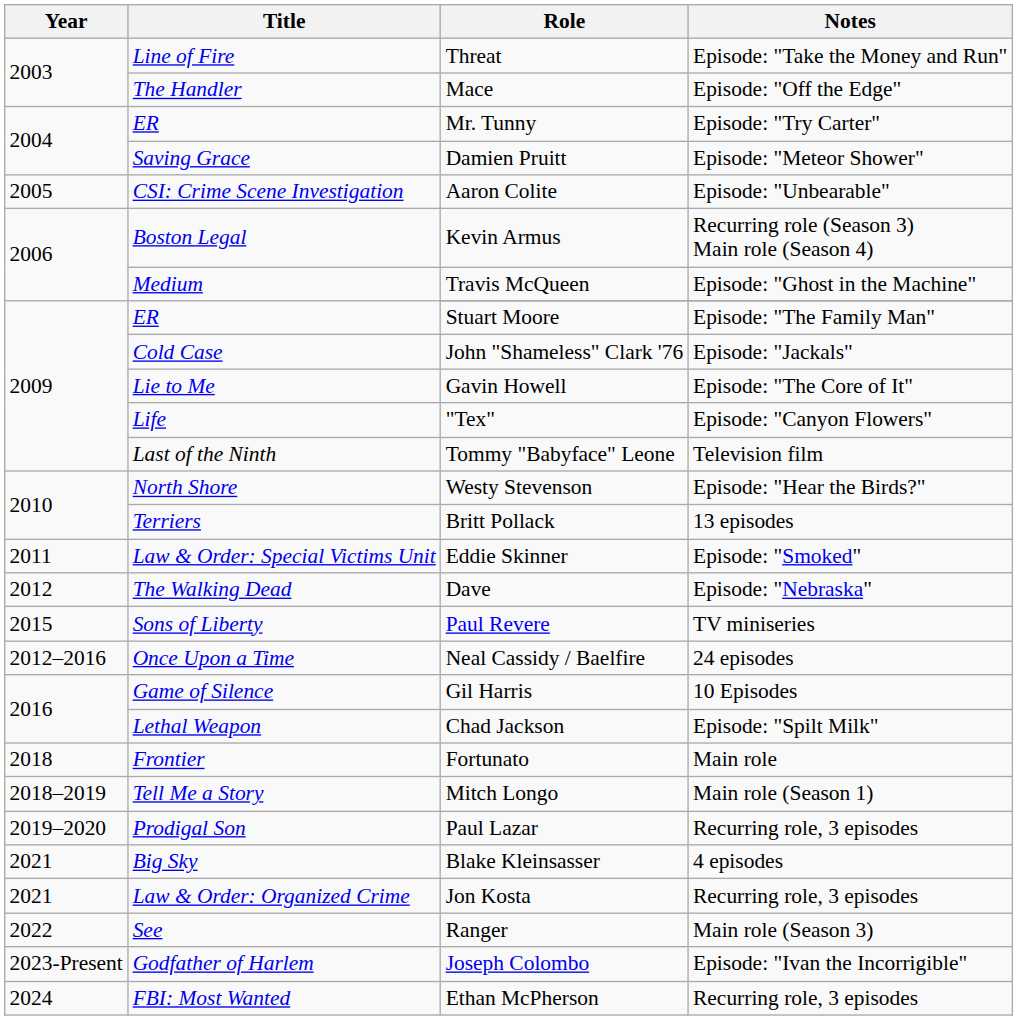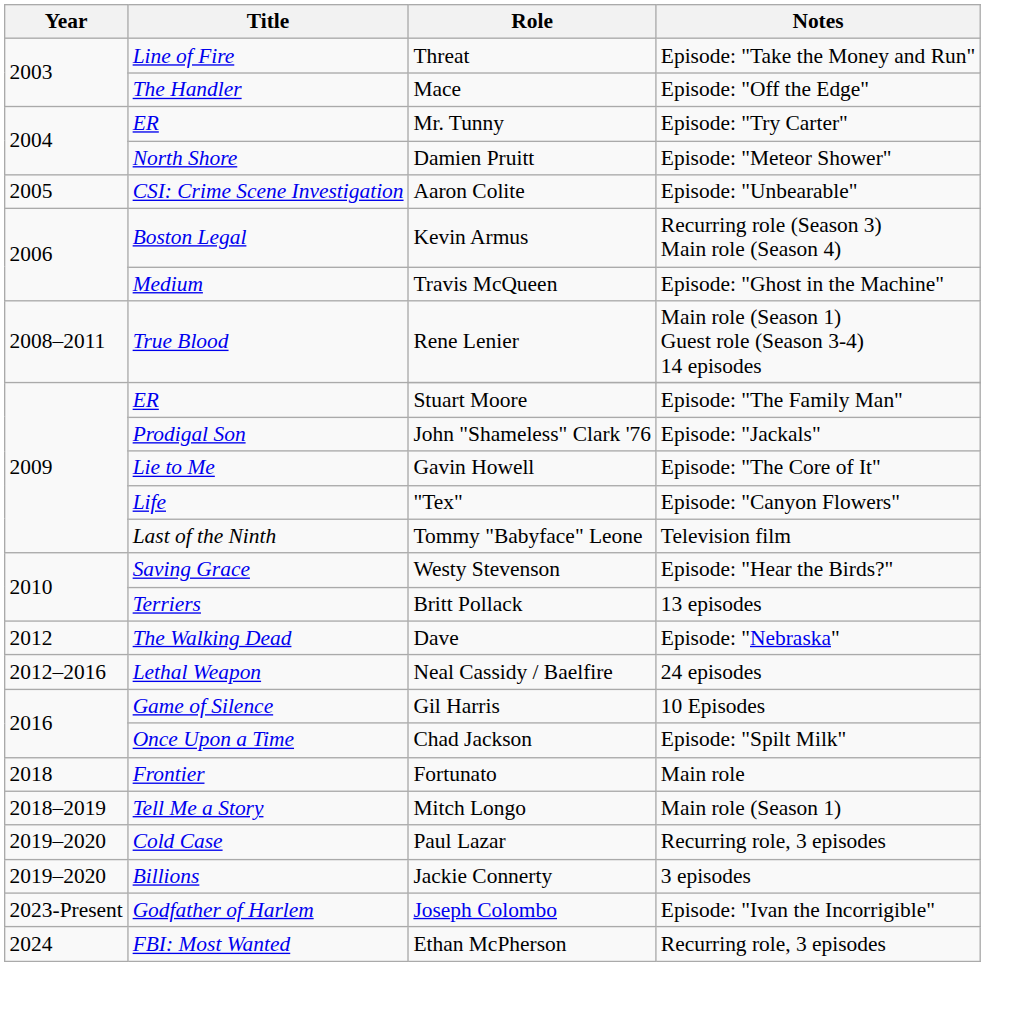(191, 157) Saving Grace -> (185, 157) North Shore
+ row: (466, 341)
(178, 351) Cold Case -> (189, 433) Prodigal Son
(185, 487) North Shore -> (191, 569) Saving Grace
- row: (507, 555)
- row: (498, 623)
(213, 657) Once Upon a Time -> (197, 671) Lethal Weapon
(197, 725) Lethal Weapon -> (213, 739) Once Upon a Time
(189, 827) Prodigal Son -> (178, 841) Cold Case
+ row: (483, 875)
- row: (523, 861)
- row: (488, 895)
- row: (477, 929)
